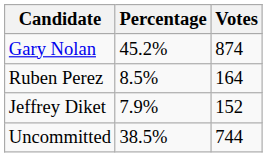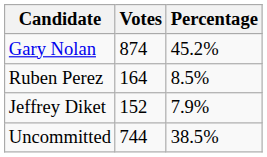columns swapped: (237, 19) <-> (163, 19)
